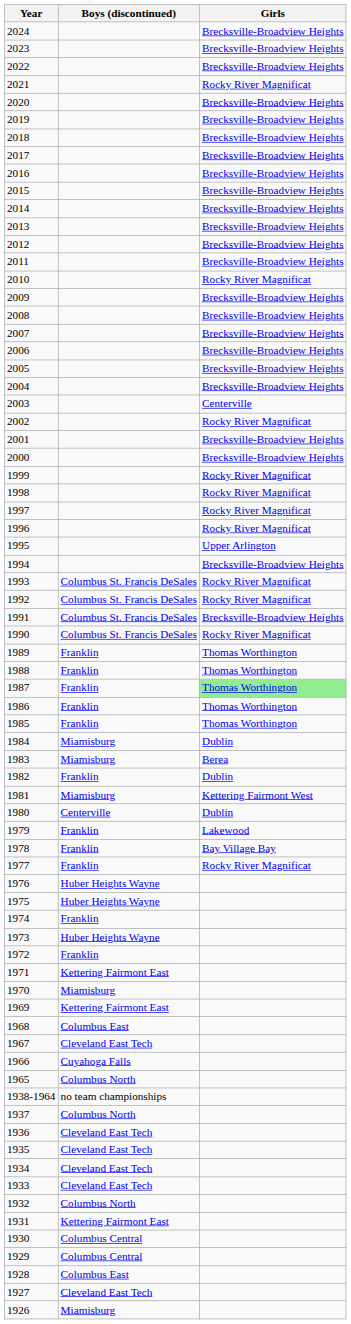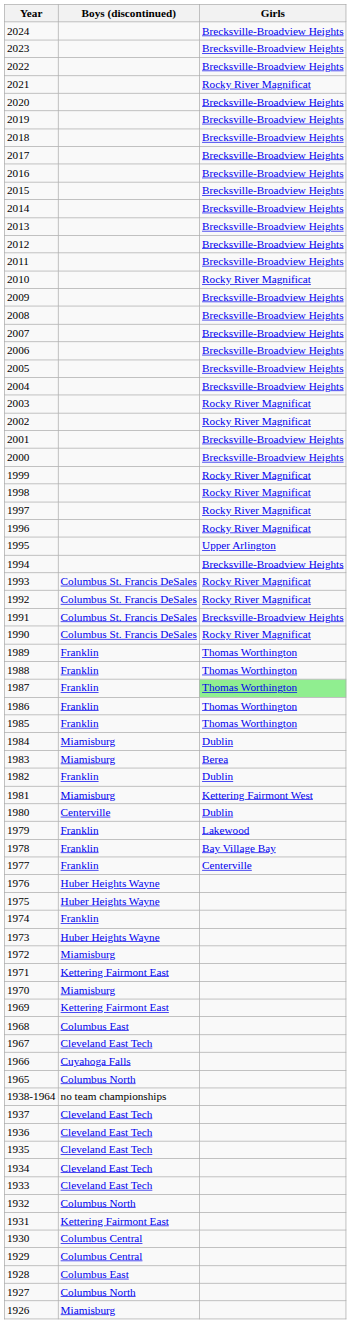(227, 404) Centerville -> (256, 404) Rocky River Magnificat
(256, 865) Rocky River Magnificat -> (227, 865) Centerville
(80, 954) Franklin -> (88, 954) Miamisburg
(98, 1114) Columbus North -> (106, 1114) Cleveland East Tech
(106, 1292) Cleveland East Tech -> (98, 1292) Columbus North
